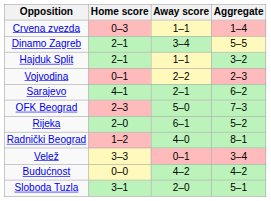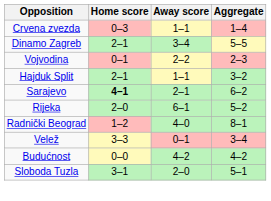rows swapped: (46, 76) <-> (46, 60)
(120, 92) normal -> (120, 92) bold
- row: (46, 108)
